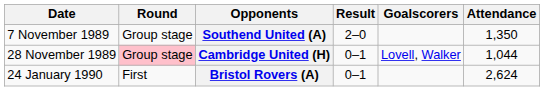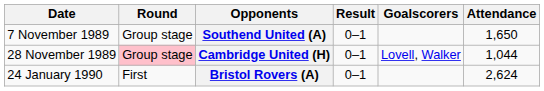(355, 34) 2–0 -> (355, 34) 0–1
(502, 34) 1,350 -> (502, 34) 1,650
